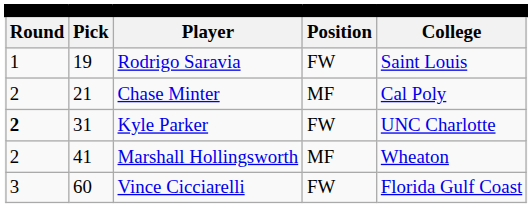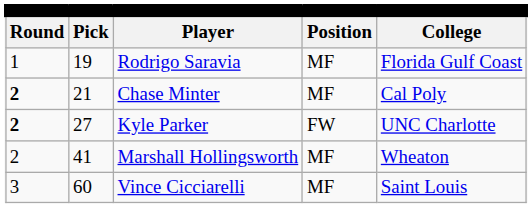(321, 63) FW -> (321, 63) MF
(424, 63) Saint Louis -> (452, 63) Florida Gulf Coast
(14, 94) normal -> (14, 94) bold
(83, 125) 31 -> (83, 125) 27
(321, 187) FW -> (321, 187) MF
(452, 187) Florida Gulf Coast -> (424, 187) Saint Louis
